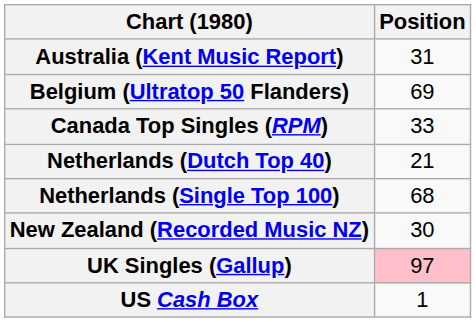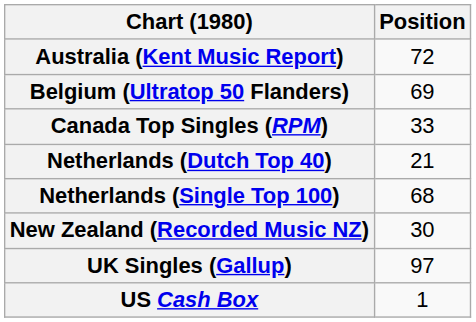(422, 56) 31 -> (422, 56) 72
(422, 265) pink background -> (422, 265) no background
